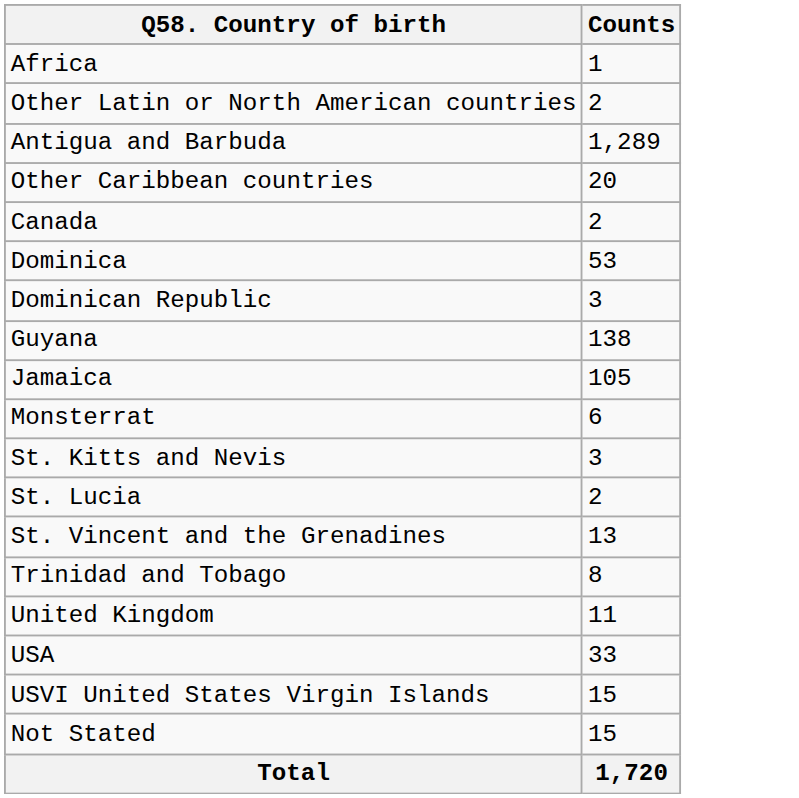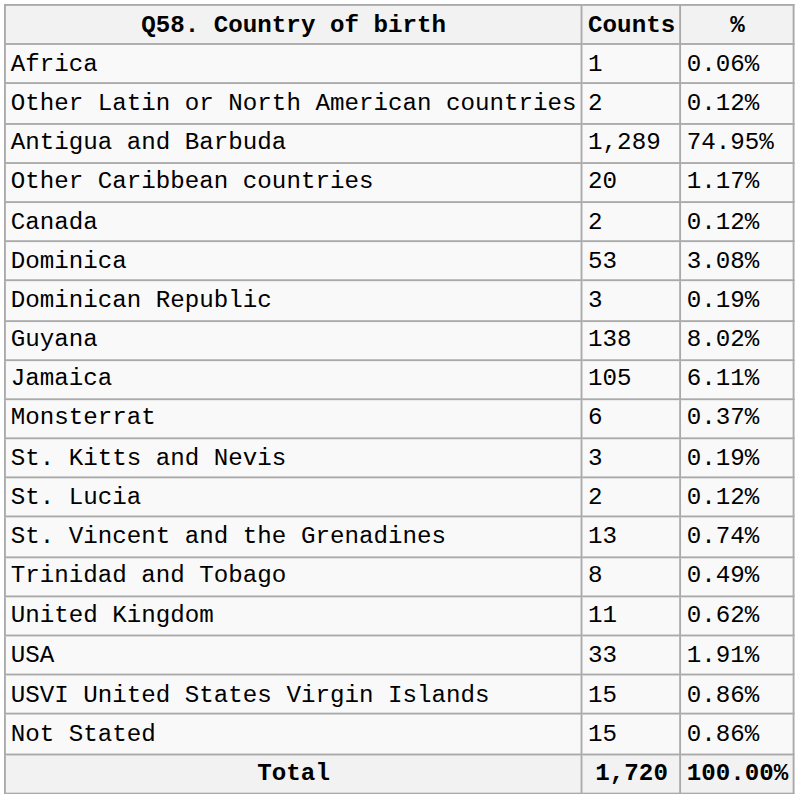+ column: (737, 25)
